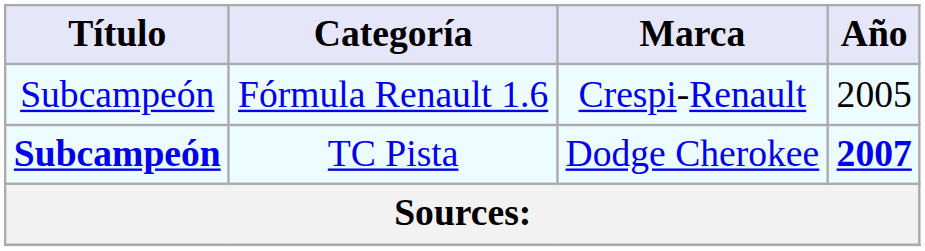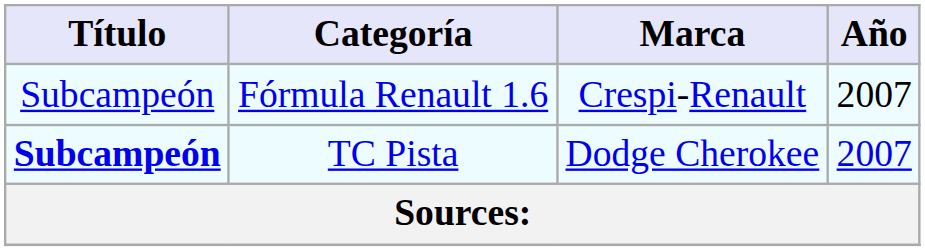(874, 93) 2005 -> (874, 93) 2007
(874, 153) bold -> (874, 153) normal
